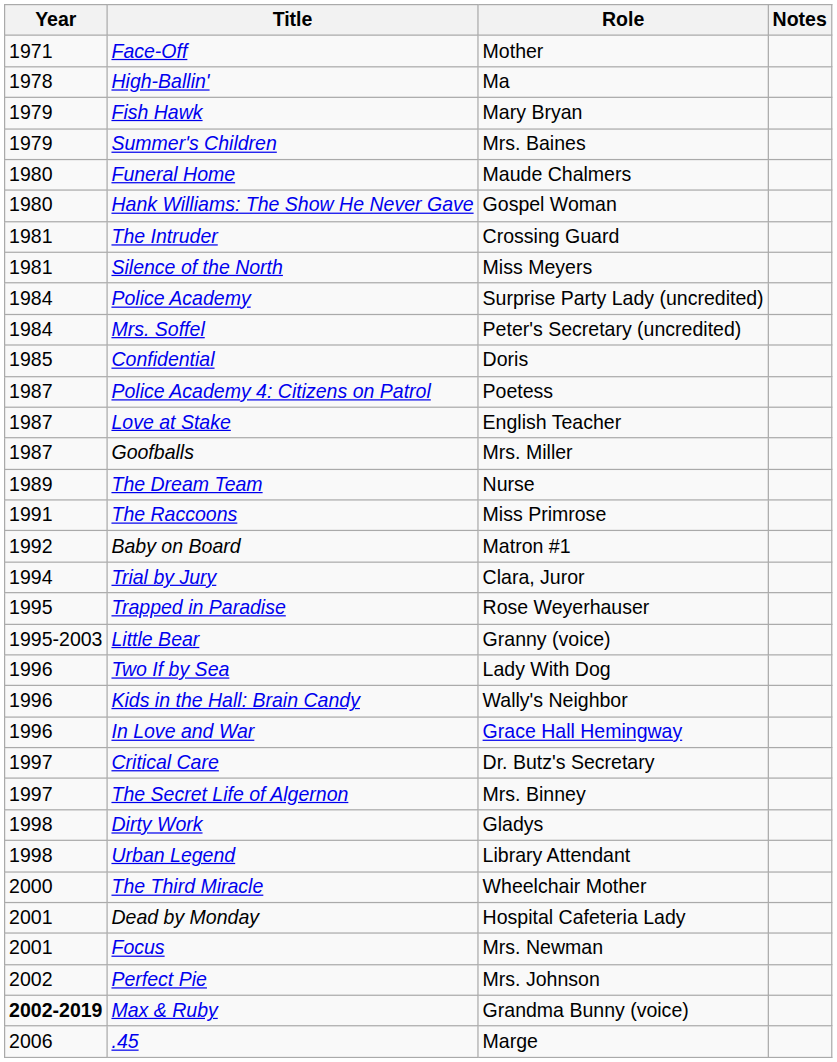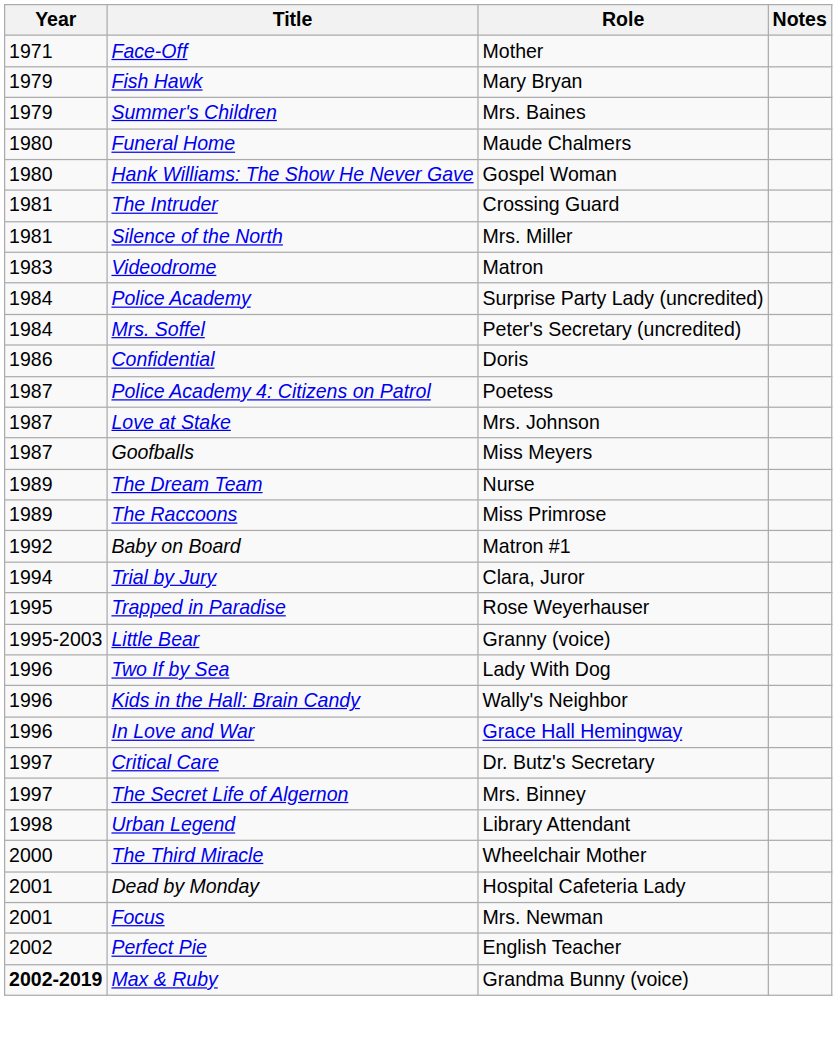- row: (161, 81)
(537, 267) Miss Meyers -> (528, 236) Mrs. Miller
+ row: (164, 267)
(31, 360) 1985 -> (31, 360) 1986
(552, 422) English Teacher -> (541, 422) Mrs. Johnson
(528, 453) Mrs. Miller -> (537, 453) Miss Meyers
(31, 515) 1991 -> (31, 515) 1989
- row: (157, 824)
(541, 979) Mrs. Johnson -> (552, 948) English Teacher
- row: (125, 1041)
